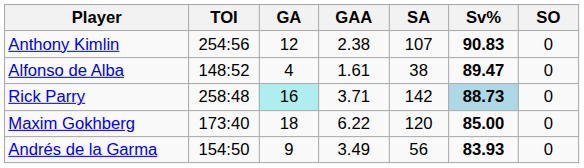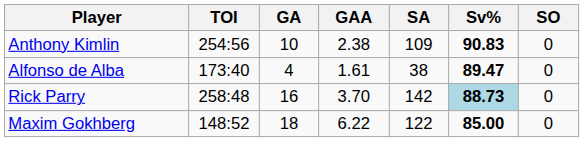(289, 44) 12 -> (289, 44) 10
(419, 44) 107 -> (419, 44) 109
(224, 70) 148:52 -> (224, 70) 173:40
(289, 96) paleturquoise background -> (289, 96) no background
(354, 96) 3.71 -> (354, 96) 3.70
(224, 123) 173:40 -> (224, 123) 148:52
(419, 123) 120 -> (419, 123) 122
- row: (83, 149)
